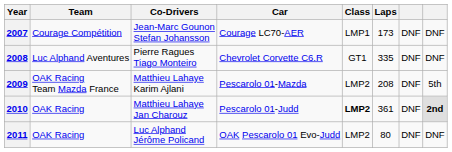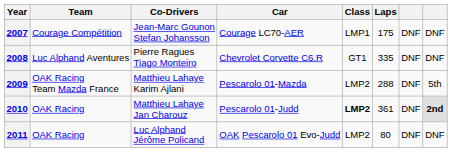(386, 33) 173 -> (386, 33) 175
(386, 84) 208 -> (386, 84) 288
